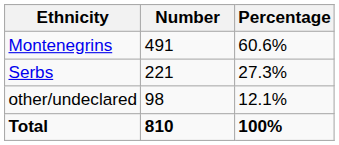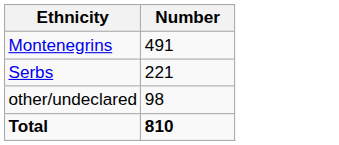- column: (285, 18)
